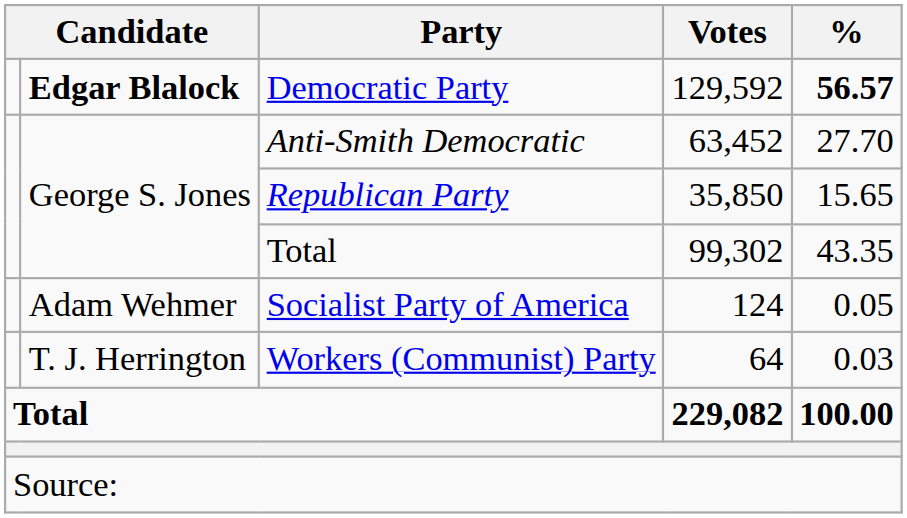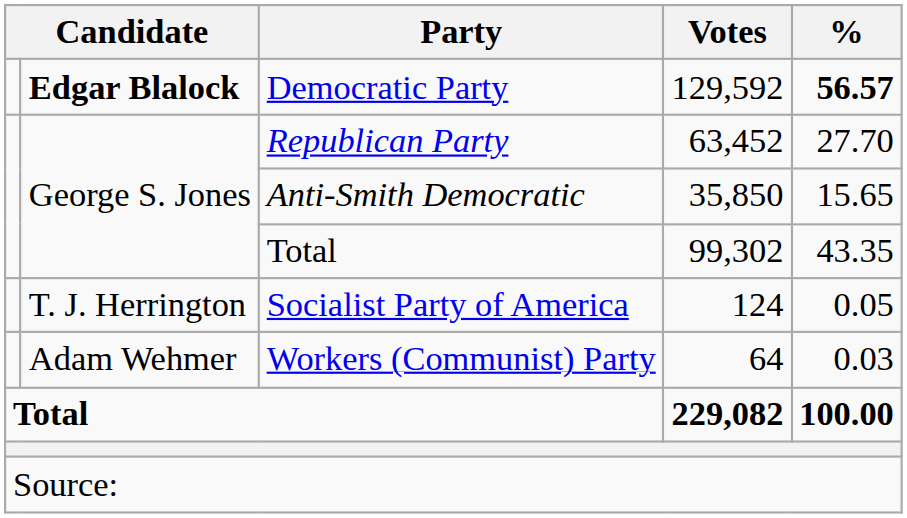(426, 140) Anti-Smith Democratic -> (388, 140) Republican Party
(388, 195) Republican Party -> (426, 195) Anti-Smith Democratic
(133, 304) Adam Wehmer -> (137, 304) T. J. Herrington
(137, 359) T. J. Herrington -> (133, 359) Adam Wehmer
